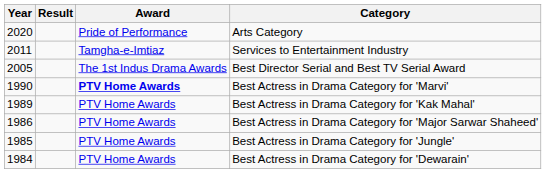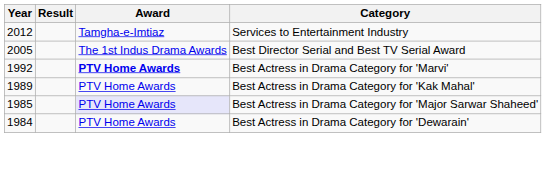- row: (267, 31)
(19, 50) 2011 -> (20, 31) 2012
(20, 86) 1990 -> (20, 68) 1992
(20, 123) 1986 -> (20, 104) 1985
(127, 123) no background -> (127, 104) lavender background
- row: (343, 141)
